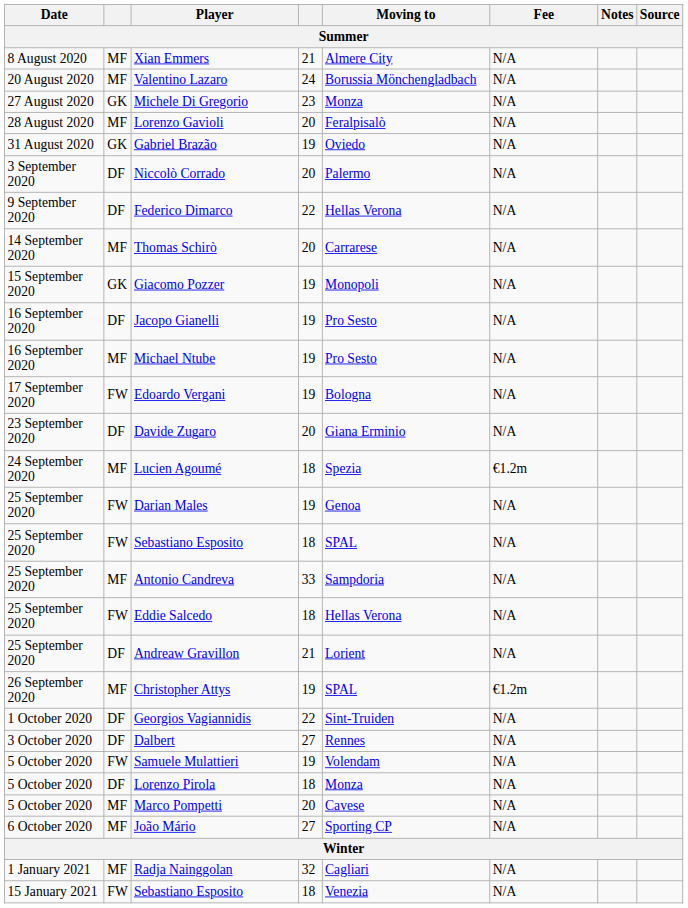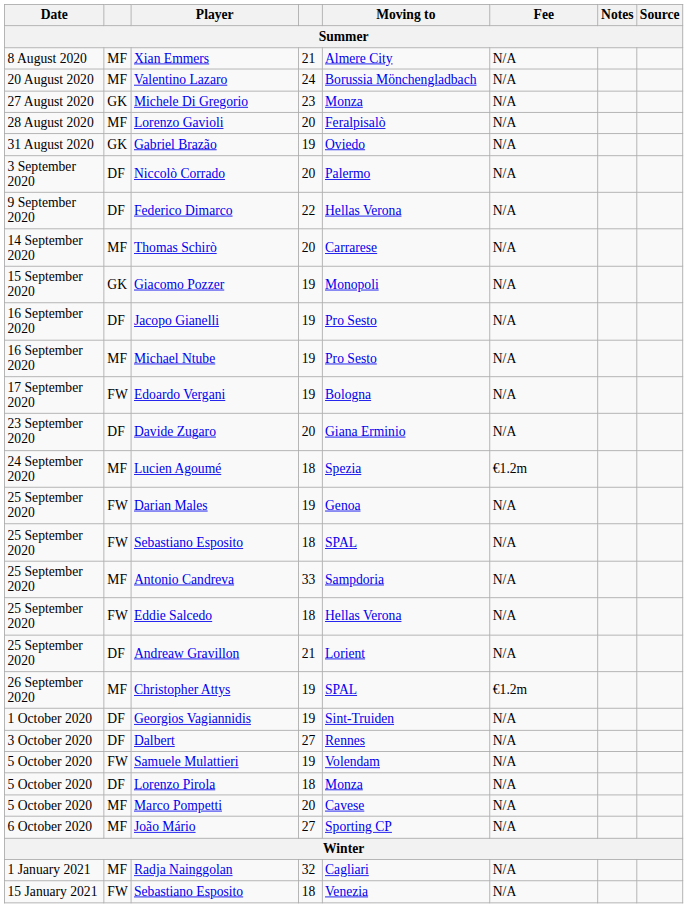(309, 719) 22 -> (309, 719) 19
